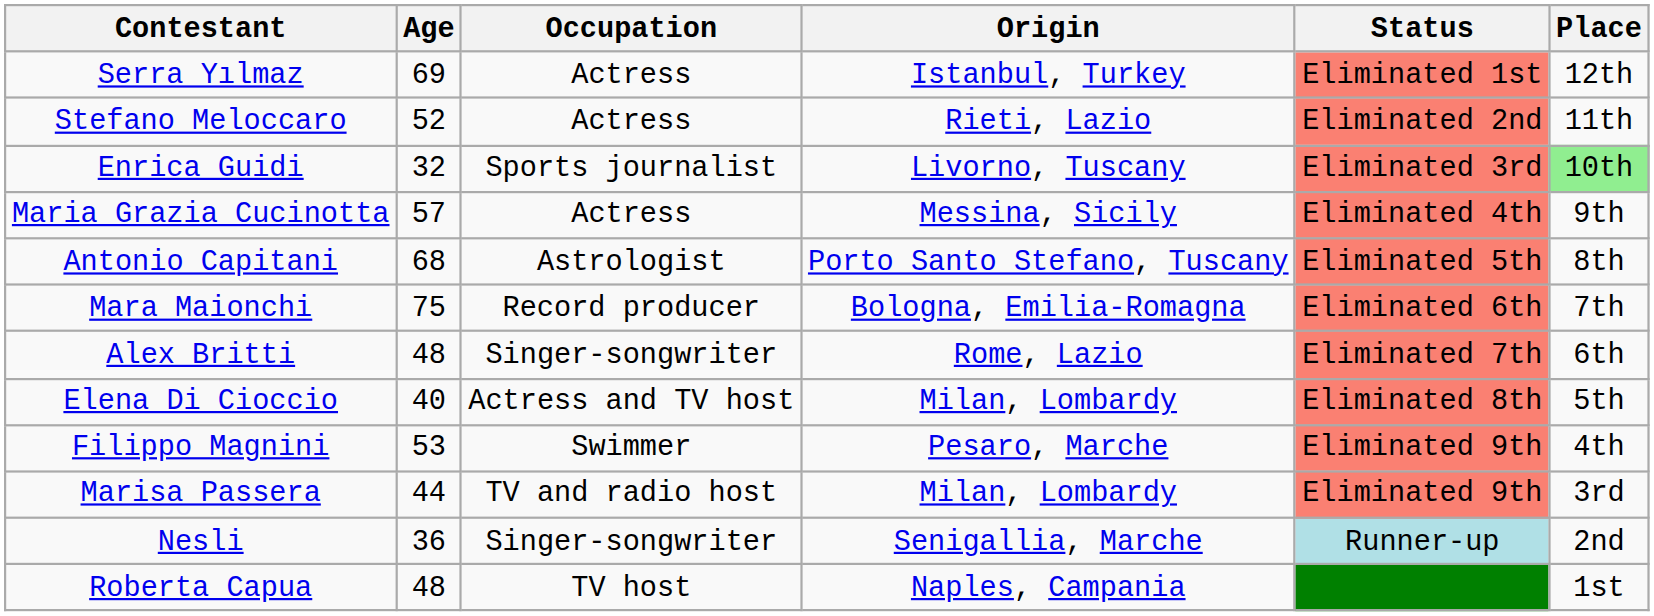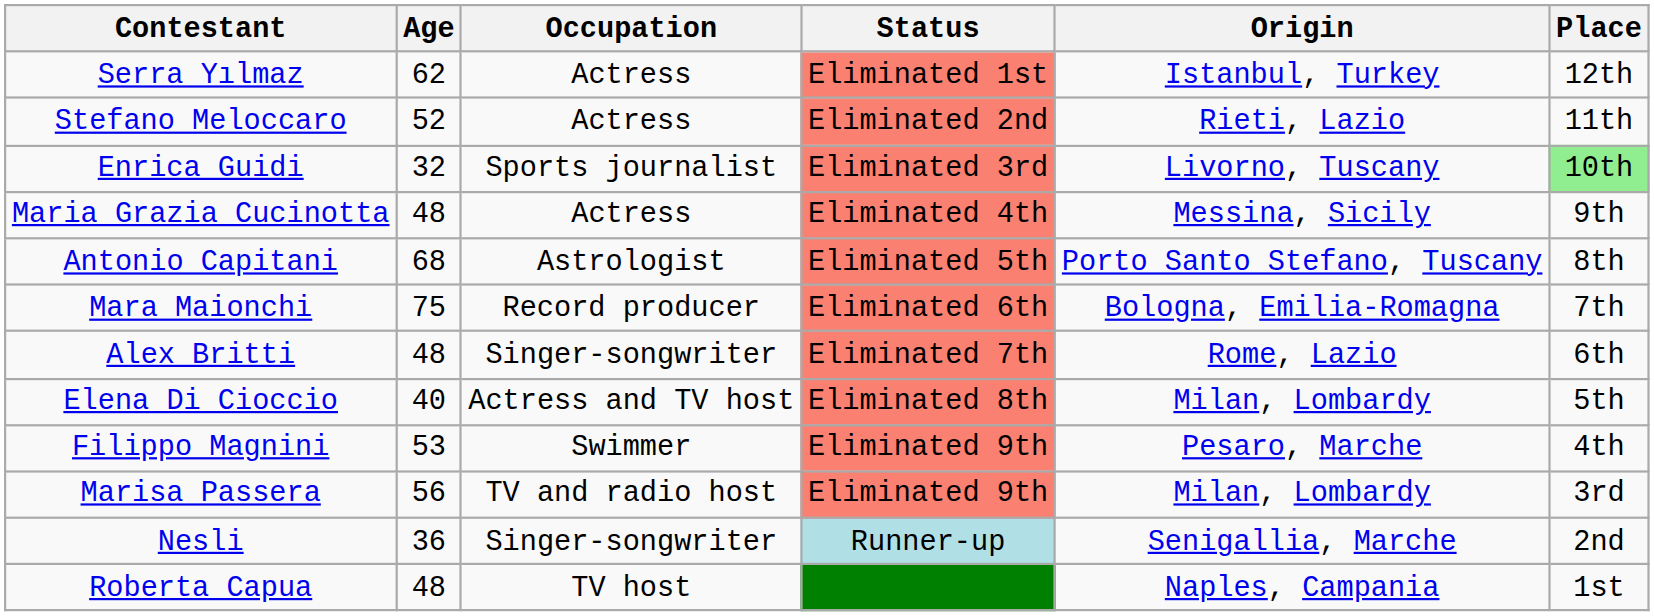columns swapped: (1048, 28) <-> (1422, 28)
(429, 75) 69 -> (429, 75) 62
(429, 215) 57 -> (429, 215) 48
(429, 495) 44 -> (429, 495) 56
